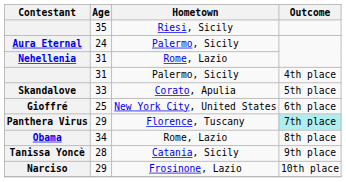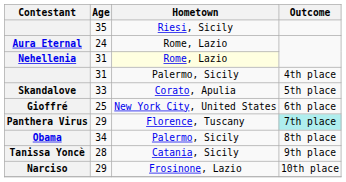(195, 44) Palermo, Sicily -> (195, 44) Rome, Lazio
(195, 59) no background -> (195, 59) lightyellow background
(195, 138) Rome, Lazio -> (195, 138) Palermo, Sicily
